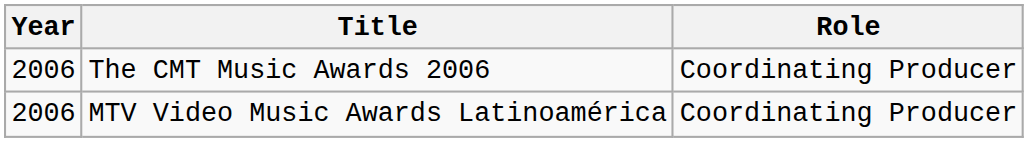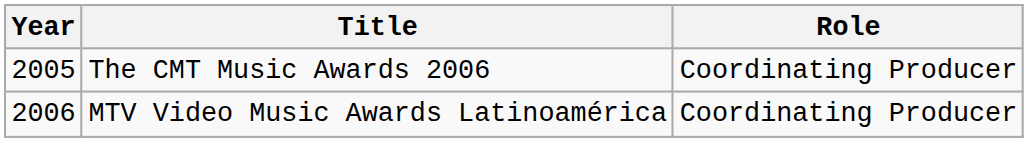(44, 70) 2006 -> (44, 70) 2005
